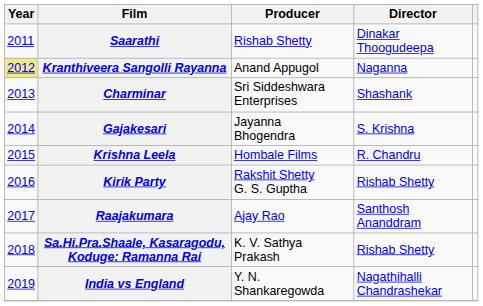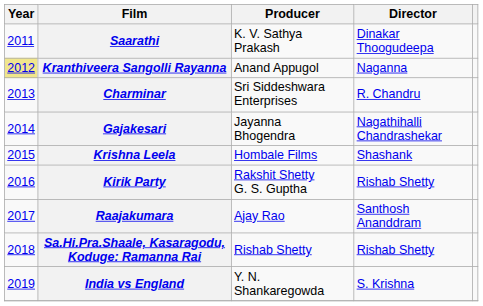(273, 41) Rishab Shetty -> (268, 41) K. V. Sathya Prakash
(384, 94) Shashank -> (389, 94) R. Chandru
(385, 128) S. Krishna -> (399, 128) Nagathihalli Chandrashekar
(389, 155) R. Chandru -> (384, 155) Shashank
(268, 249) K. V. Sathya Prakash -> (273, 249) Rishab Shetty
(399, 283) Nagathihalli Chandrashekar -> (385, 283) S. Krishna
